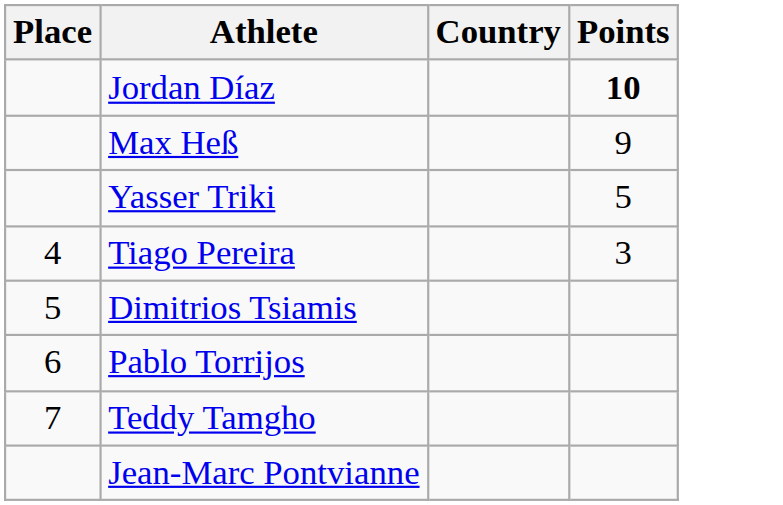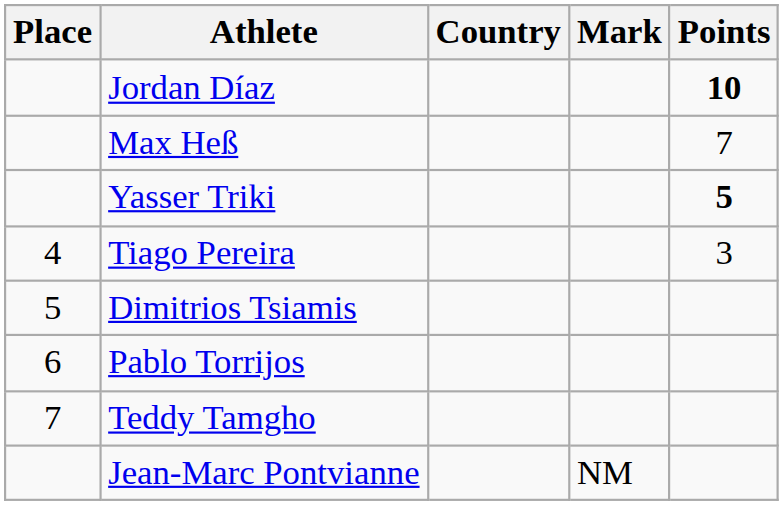+ column: (619, 32)
(623, 142) 9 -> (724, 142) 7
(623, 197) normal -> (724, 197) bold
